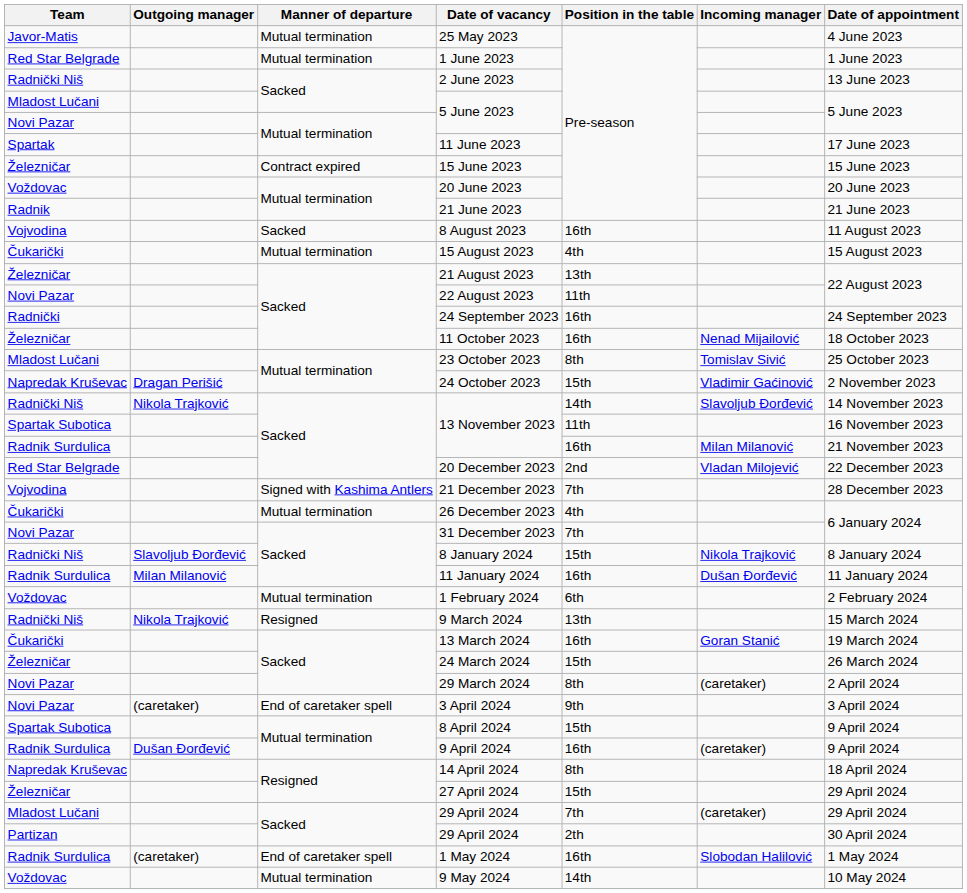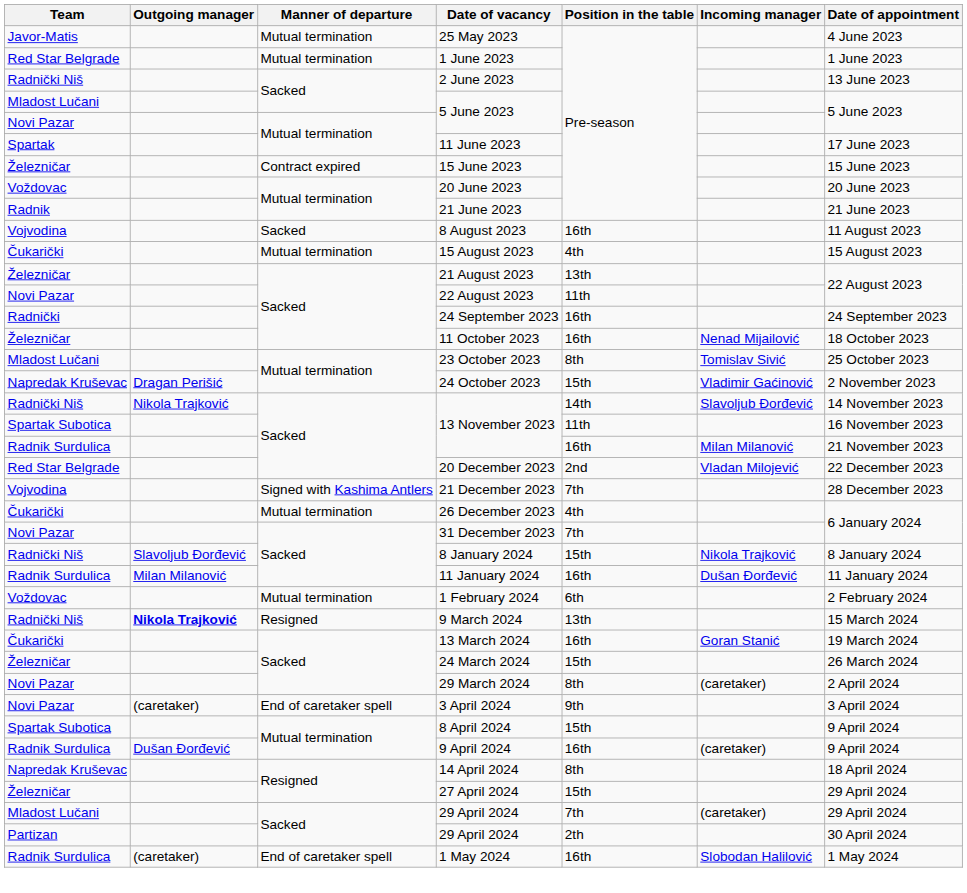(181, 619) normal -> (185, 619) bold
- row: (37, 878)
